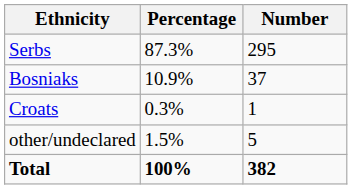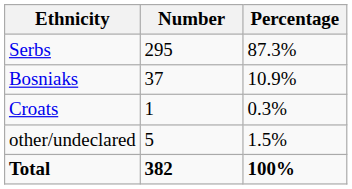columns swapped: (295, 19) <-> (192, 19)
